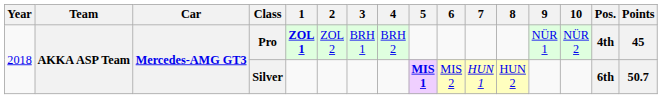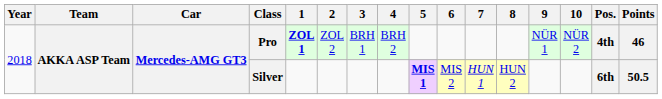(638, 42) 45 -> (638, 42) 46
(638, 77) 50.7 -> (638, 77) 50.5
